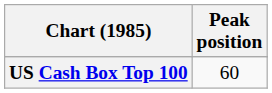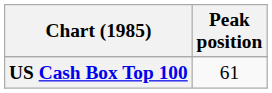(229, 72) 60 -> (229, 72) 61
